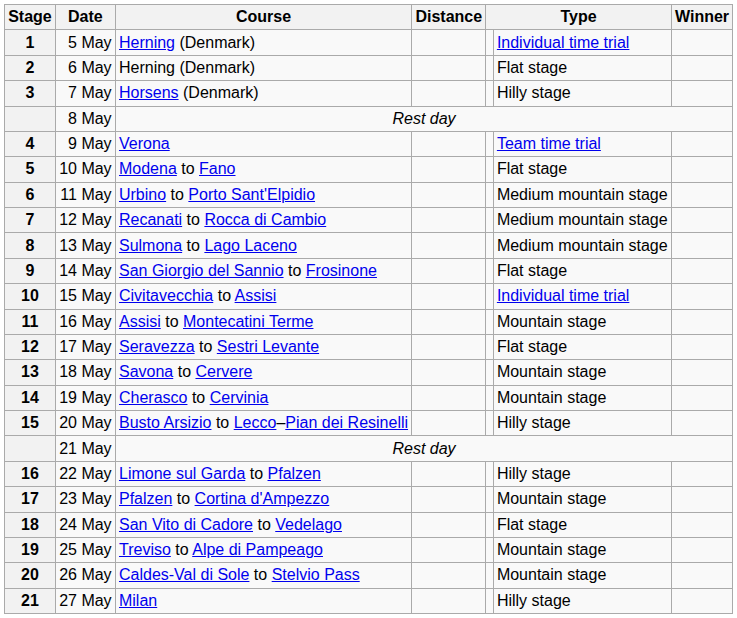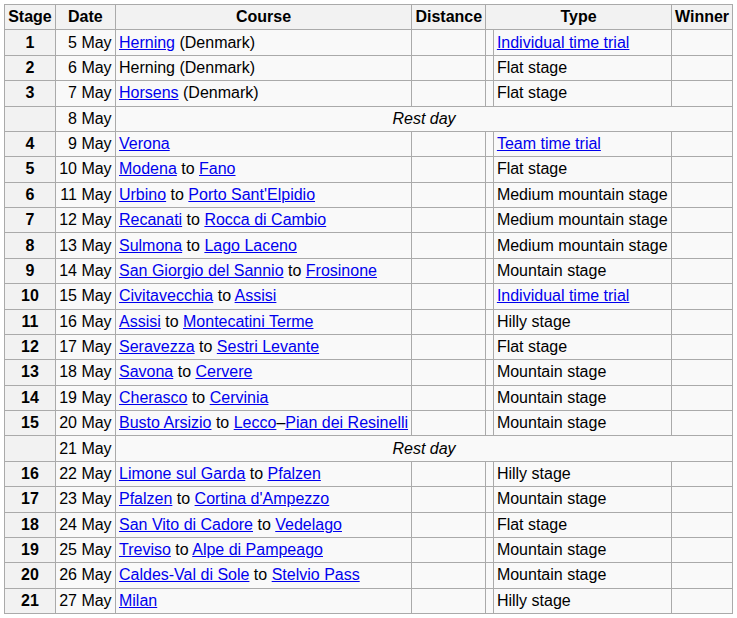(534, 93) Hilly stage -> (532, 93) Flat stage
(532, 270) Flat stage -> (552, 270) Mountain stage
(552, 321) Mountain stage -> (534, 321) Hilly stage
(534, 423) Hilly stage -> (552, 423) Mountain stage
